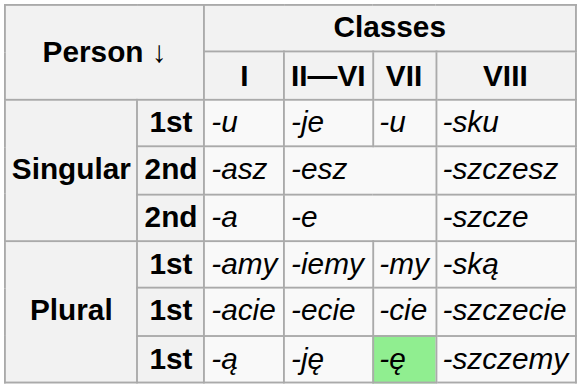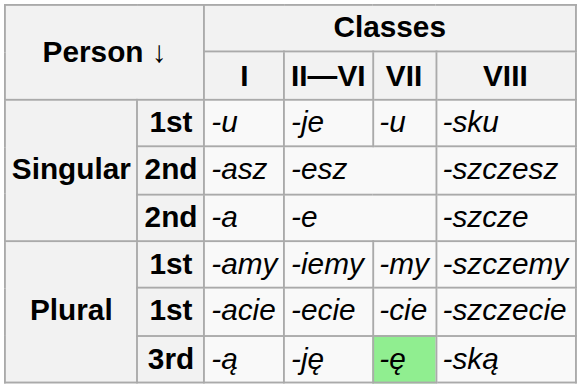(471, 264) -ską -> (505, 264) -szczemy
(171, 358) 1st -> (171, 358) 3rd
(505, 358) -szczemy -> (471, 358) -ską
